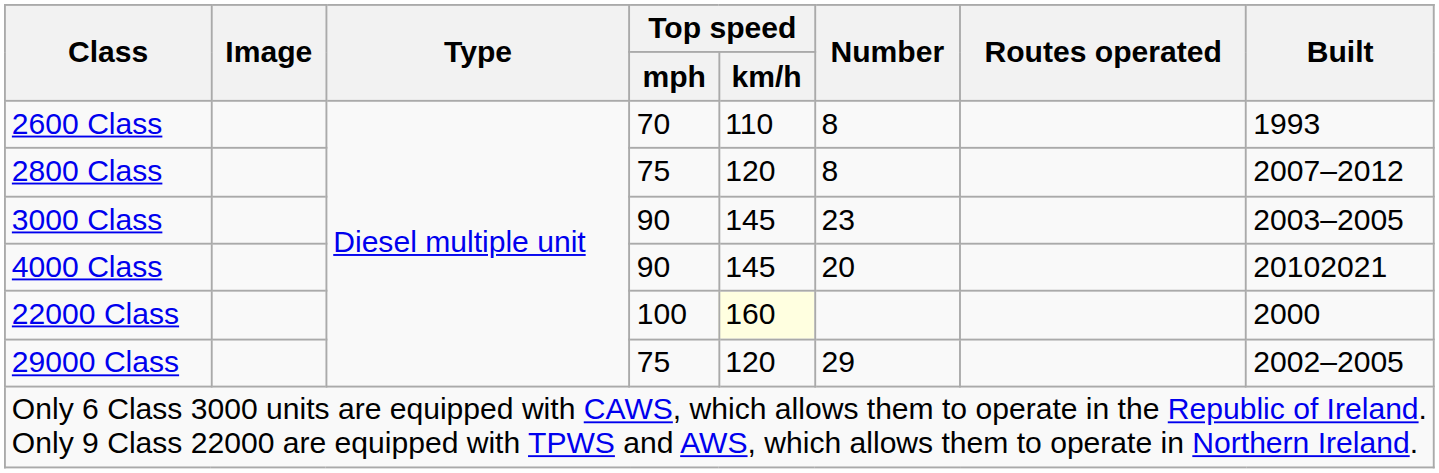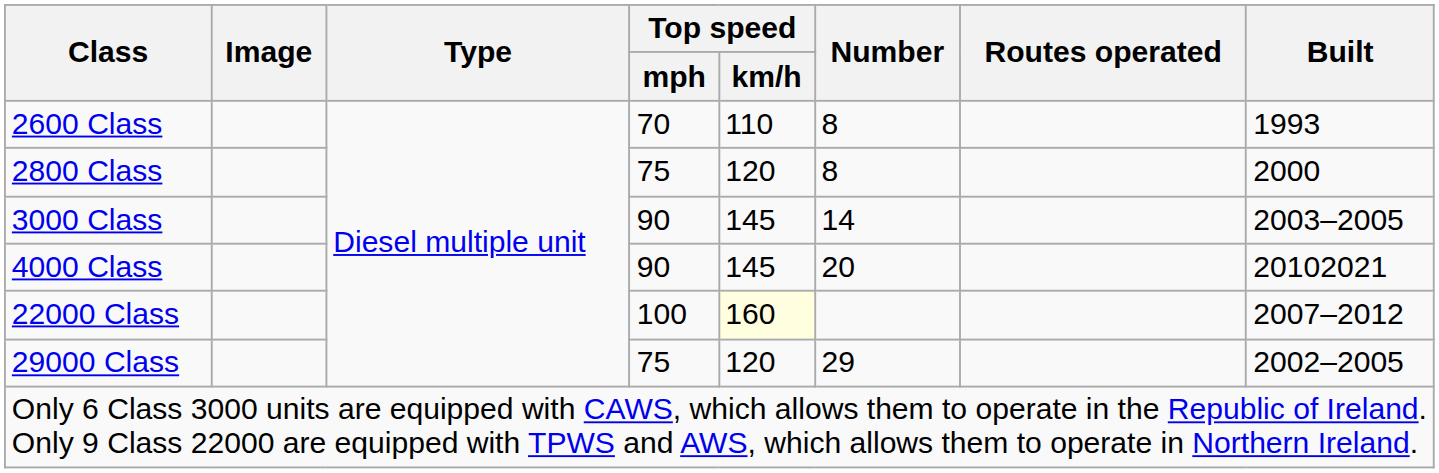(1329, 171) 2007–2012 -> (1287, 171) 2000
(838, 219) 23 -> (838, 219) 14
(1287, 314) 2000 -> (1329, 314) 2007–2012
